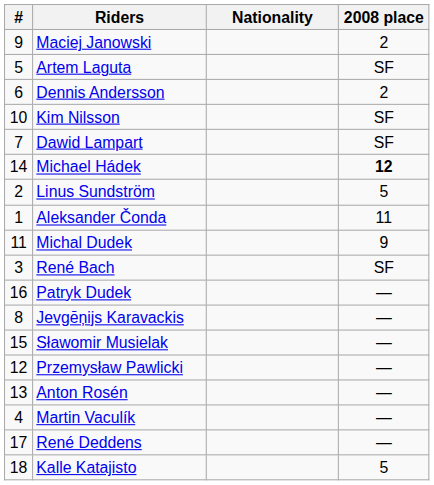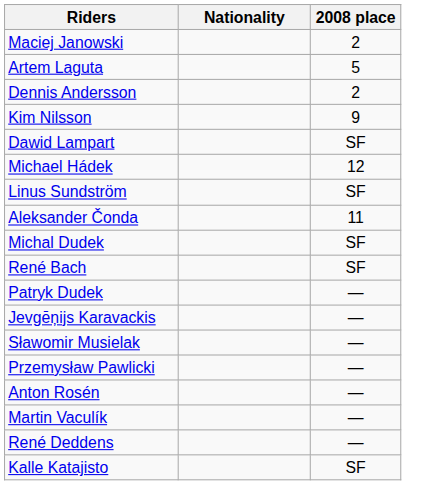- column: (19, 17)
(384, 67) SF -> (356, 67) 5
(384, 117) SF -> (356, 117) 9
(384, 167) bold -> (356, 167) normal
(384, 192) 5 -> (356, 192) SF
(384, 242) 9 -> (356, 242) SF
(384, 468) 5 -> (356, 468) SF
